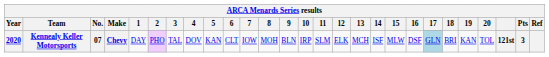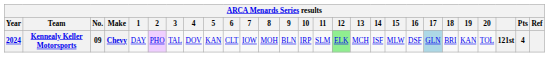(14, 41) 2020 -> (14, 41) 2024
(98, 41) 07 -> (98, 41) 09
(341, 41) no background -> (341, 41) lightgreen background
(523, 41) 3 -> (523, 41) 4
